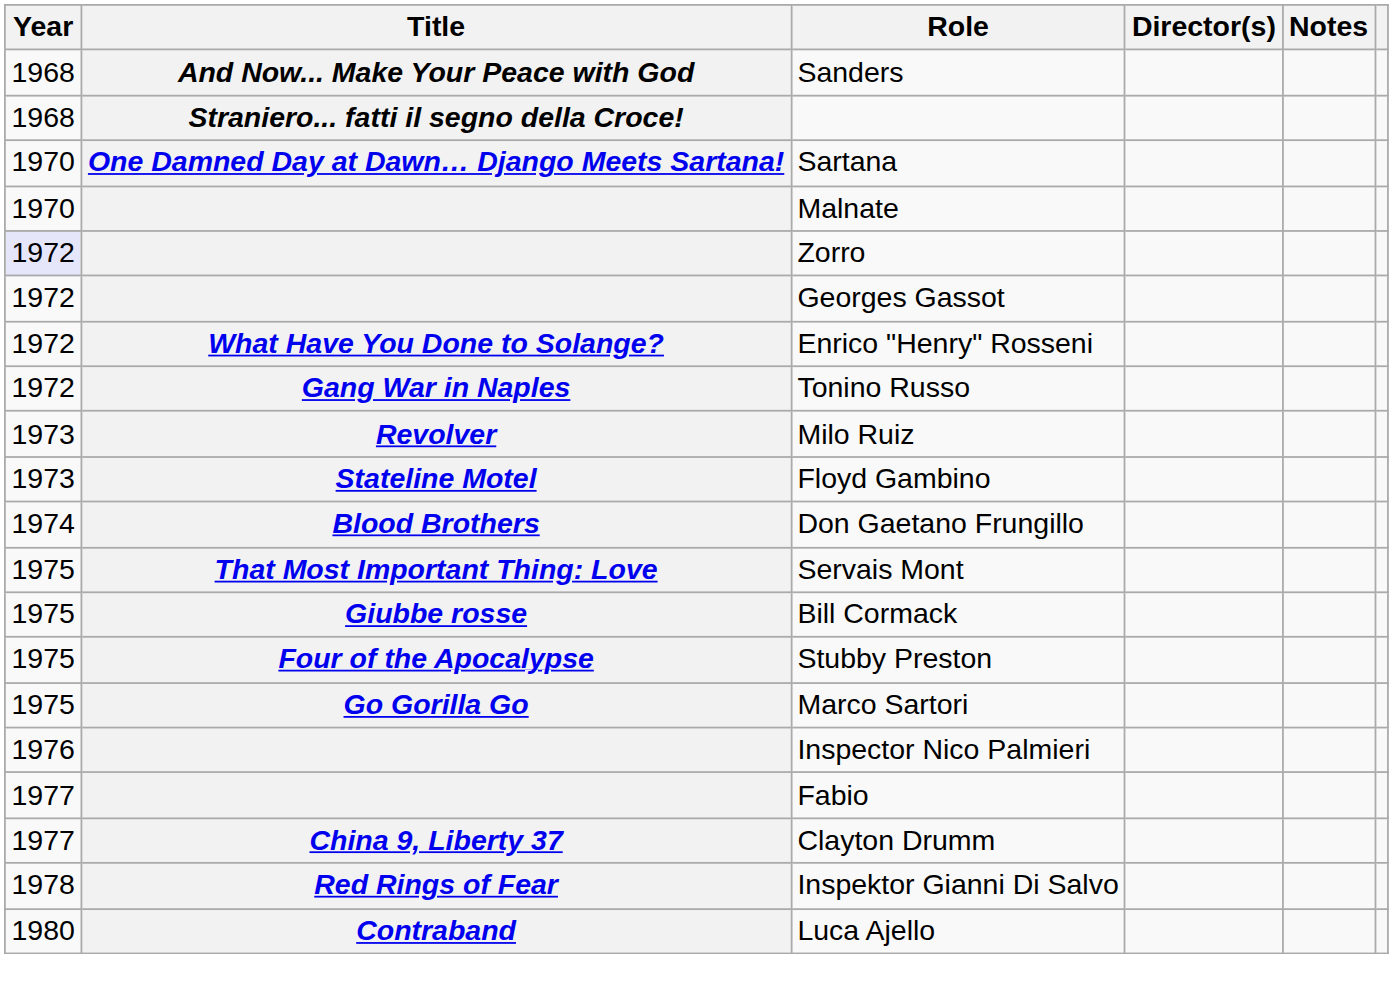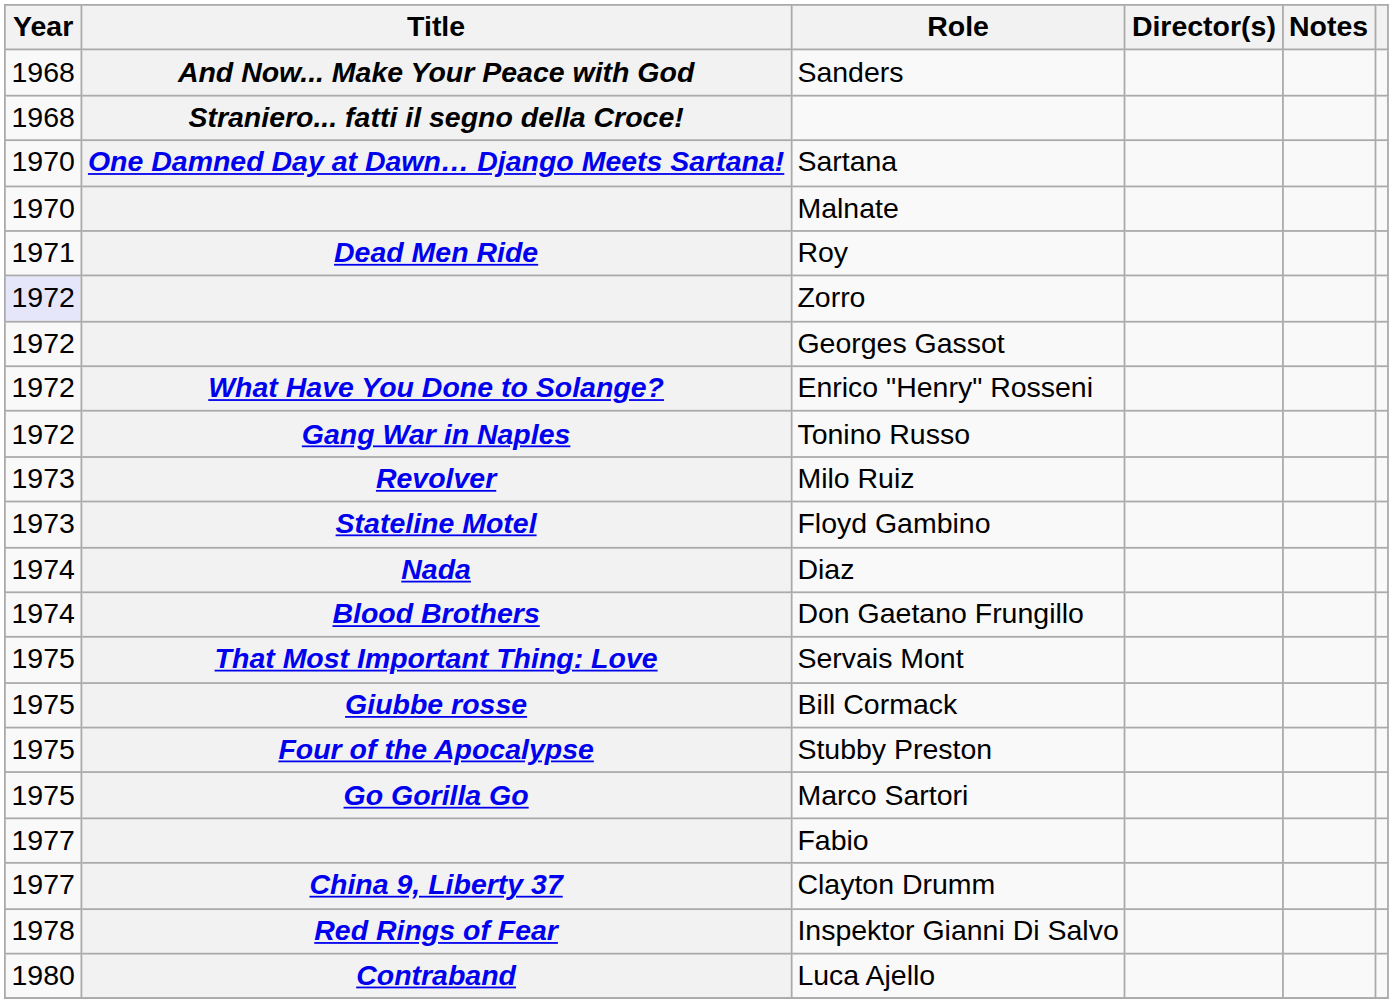+ row: (436, 252)
+ row: (436, 569)
- row: (436, 750)
